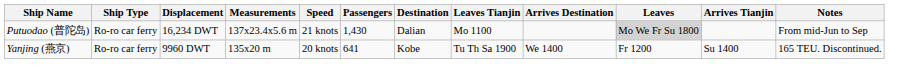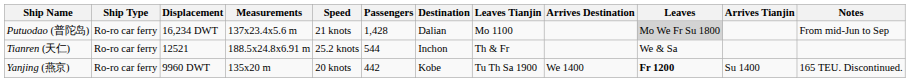(355, 30) 1,430 -> (376, 30) 1,428
+ row: (38, 49)
(351, 49) 641 -> (372, 68) 442
(635, 49) normal -> (657, 68) bold
